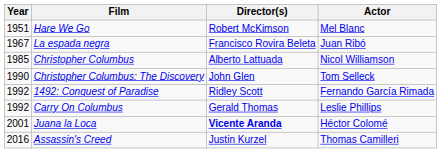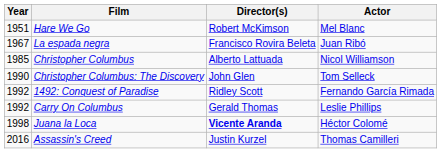(18, 124) 2001 -> (18, 124) 1998
